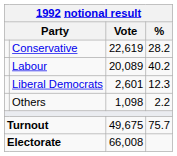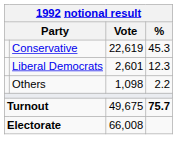(159, 48) 28.2 -> (159, 48) 45.3
- row: (30, 66)
(159, 125) normal -> (159, 107) bold
